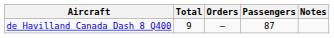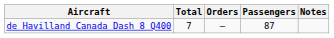(189, 26) 9 -> (189, 26) 7
